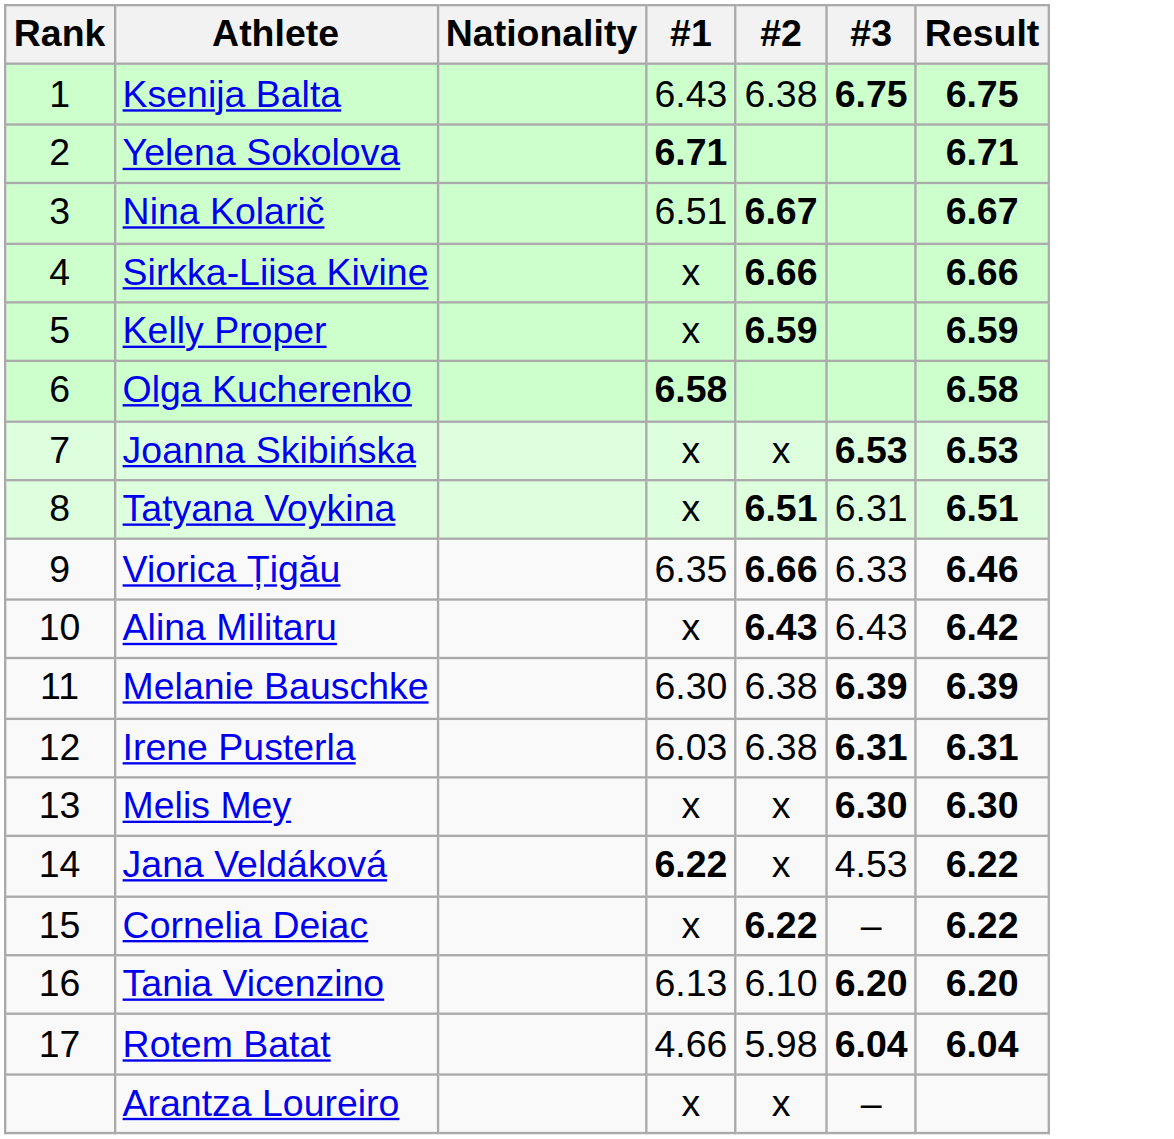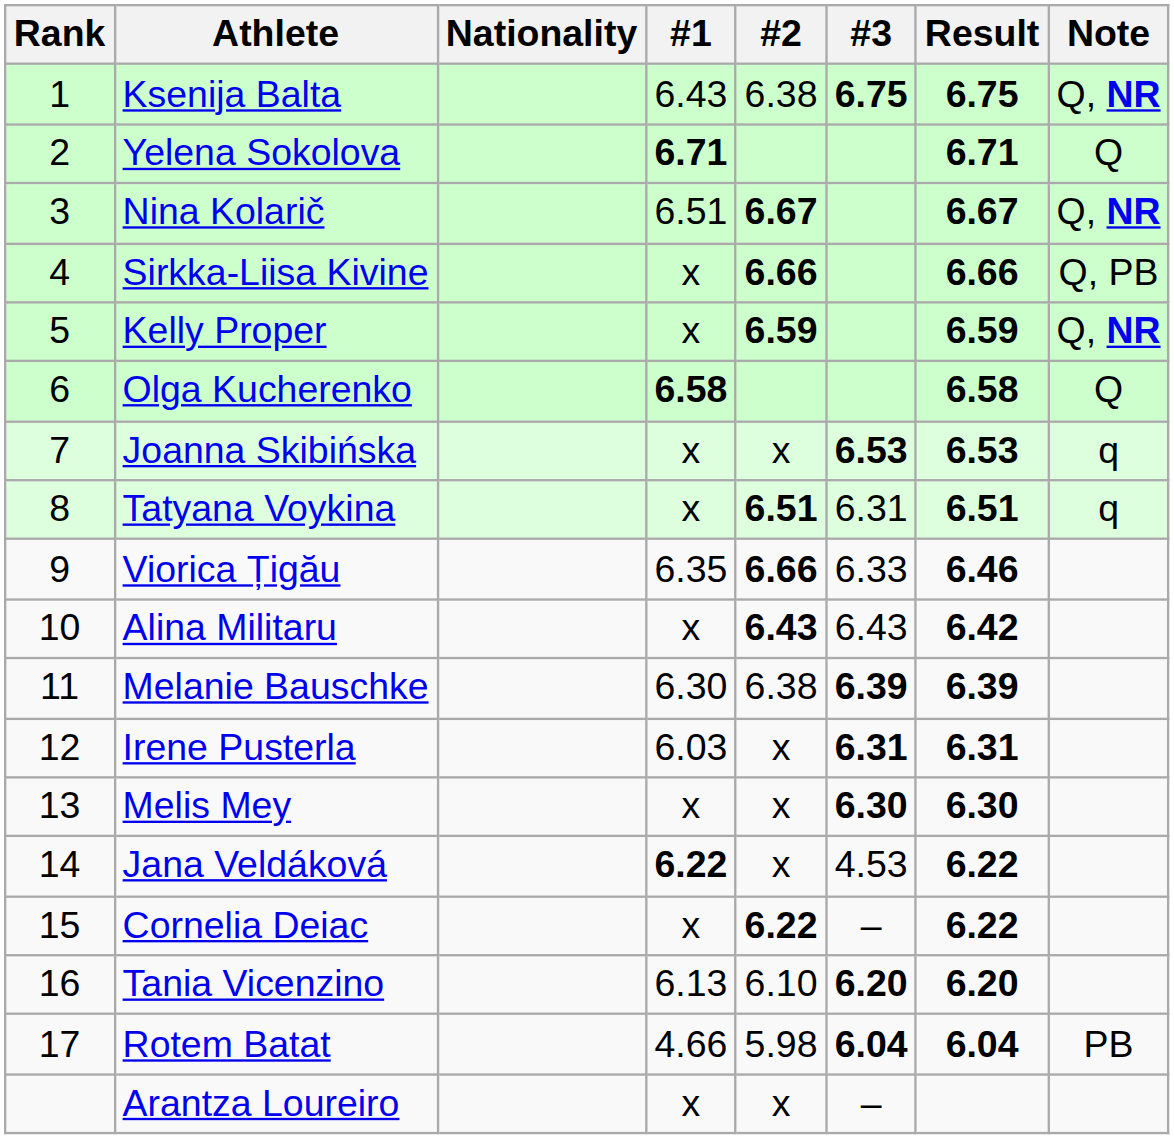+ column: (1109, 34)
(781, 746) 6.38 -> (781, 746) x
